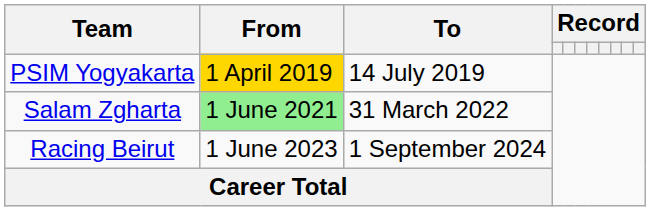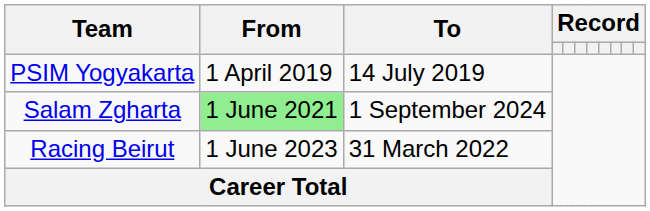(269, 72) gold background -> (269, 72) no background
(429, 110) 31 March 2022 -> (447, 110) 1 September 2024
(447, 148) 1 September 2024 -> (429, 148) 31 March 2022
